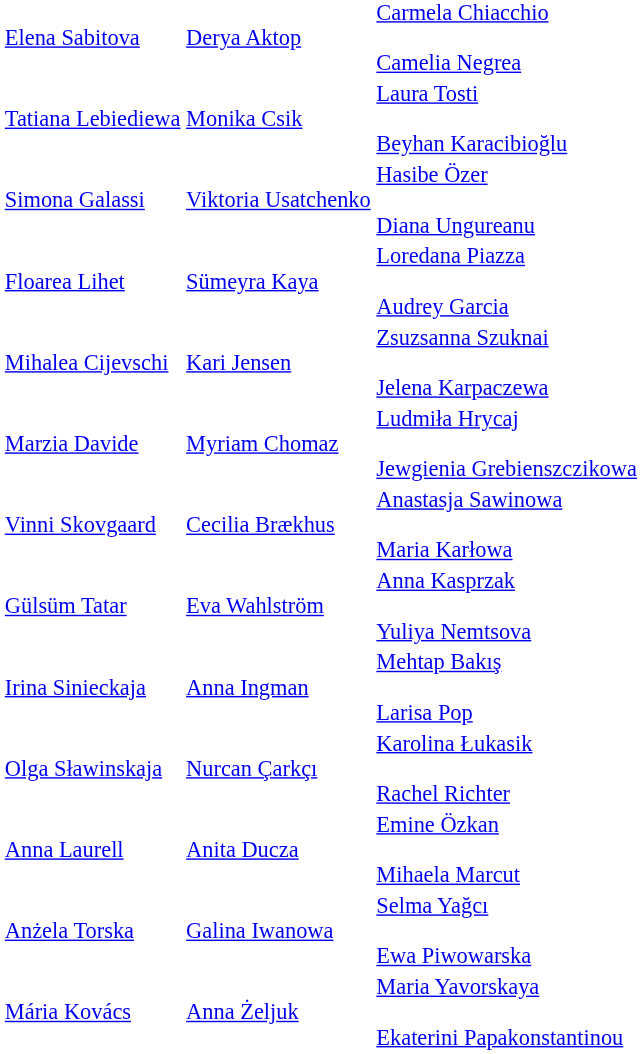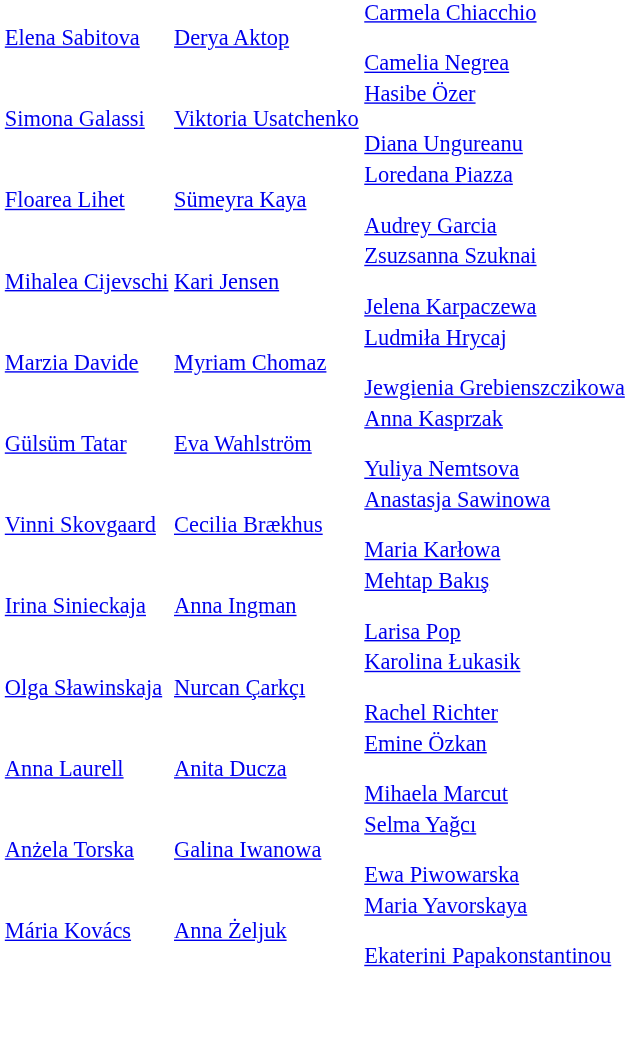- row: (93, 118)
rows swapped: (66, 606) <-> (80, 524)
